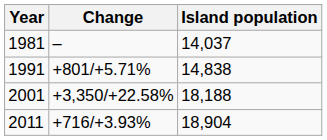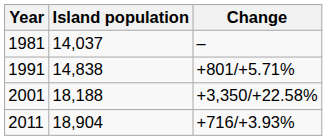columns swapped: (249, 17) <-> (113, 17)
